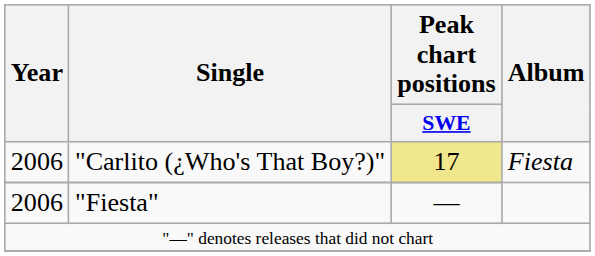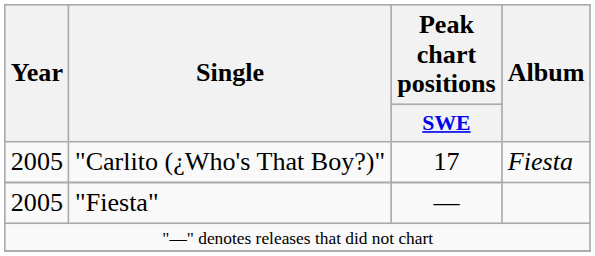(37, 161) 2006 -> (37, 161) 2005
(446, 161) khaki background -> (446, 161) no background
(37, 202) 2006 -> (37, 202) 2005
